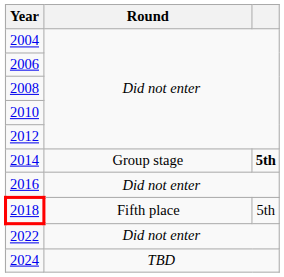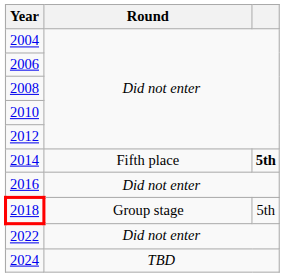(148, 160) Group stage -> (148, 160) Fifth place
(148, 210) Fifth place -> (148, 210) Group stage
